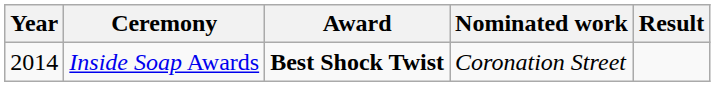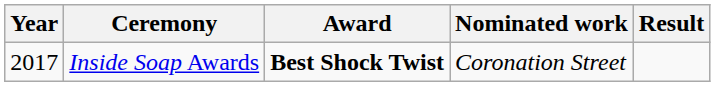(34, 61) 2014 -> (34, 61) 2017
